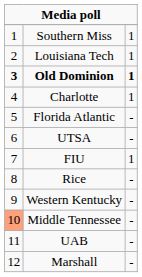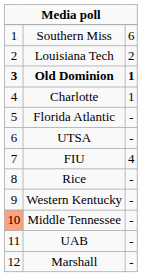(131, 35) 1 -> (131, 35) 6
(131, 55) 1 -> (131, 55) 2
(131, 158) 1 -> (131, 158) 4
